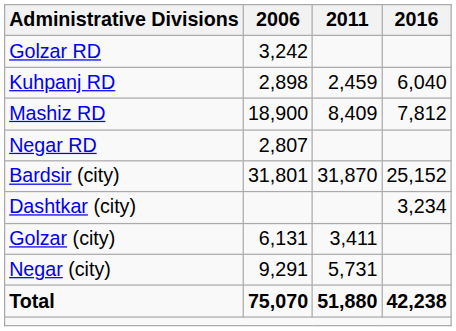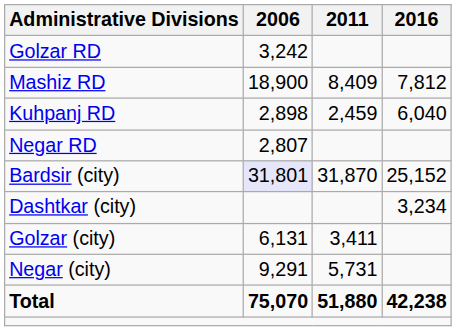rows swapped: (62, 82) <-> (57, 113)
(278, 176) no background -> (278, 176) lavender background
